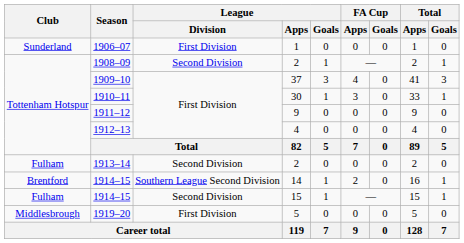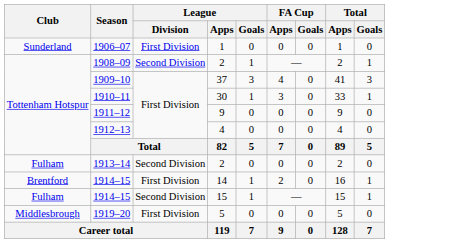(207, 180) Southern League Second Division -> (170, 180) First Division
